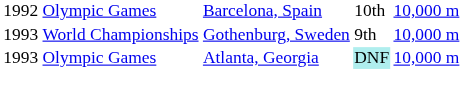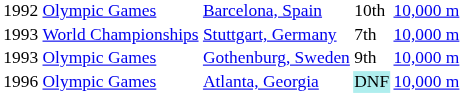+ row: (270, 34)
(121, 34) World Championships -> (99, 57) Olympic Games
(21, 57) 1993 -> (21, 81) 1996
